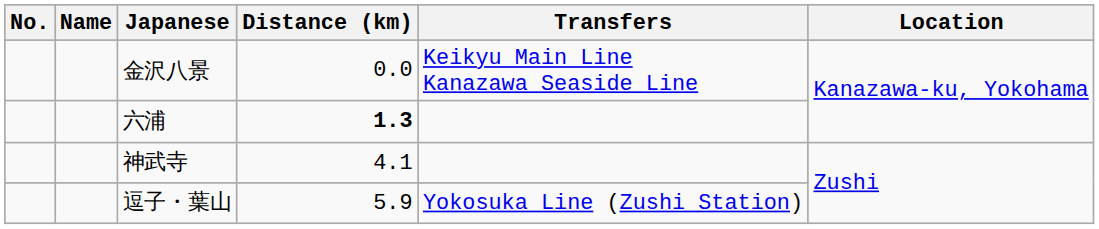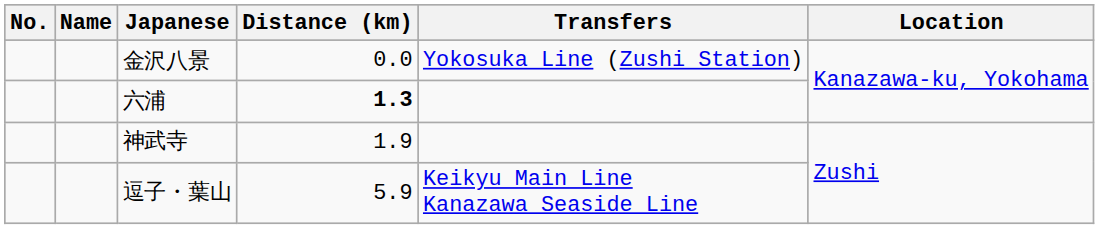(561, 71) Keikyu Main Line Kanazawa Seaside Line -> (613, 61) Yokosuka Line (Zushi Station)
(393, 162) 4.1 -> (393, 142) 1.9
(613, 203) Yokosuka Line (Zushi Station) -> (561, 193) Keikyu Main Line Kanazawa Seaside Line
